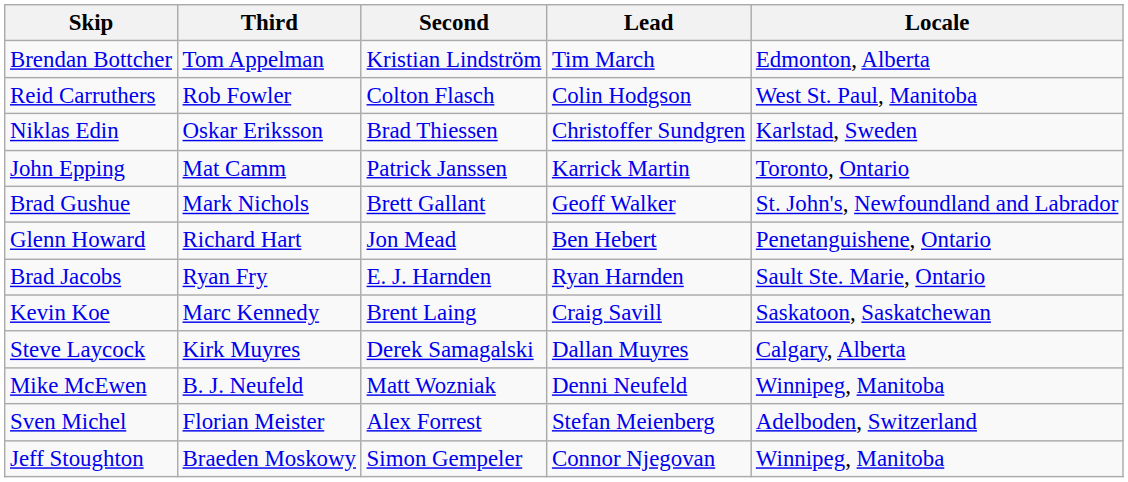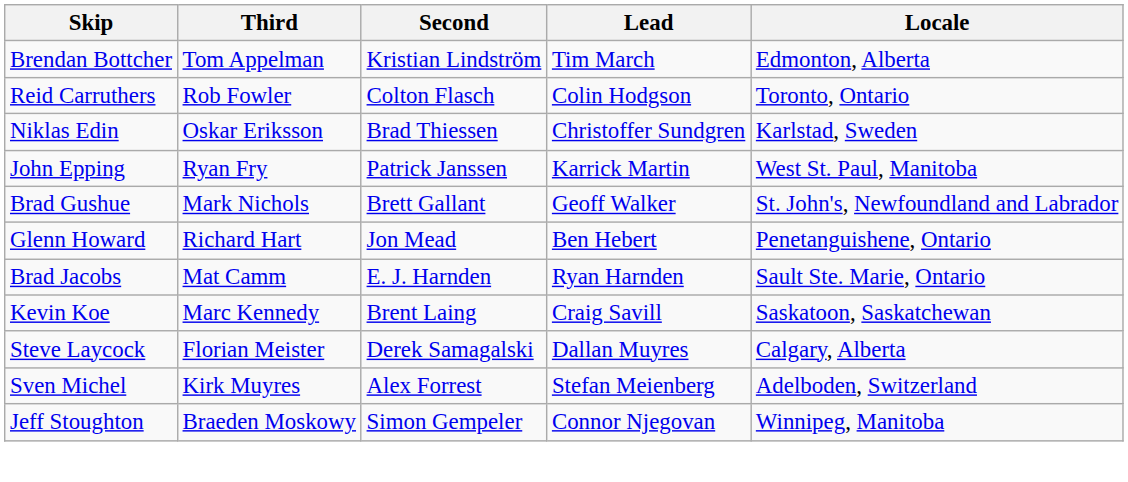(866, 95) West St. Paul, Manitoba -> (833, 95) Toronto, Ontario
(234, 167) Mat Camm -> (225, 167) Ryan Fry
(833, 167) Toronto, Ontario -> (866, 167) West St. Paul, Manitoba
(225, 276) Ryan Fry -> (234, 276) Mat Camm
(241, 349) Kirk Muyres -> (253, 349) Florian Meister
- row: (78, 385)
(253, 421) Florian Meister -> (241, 385) Kirk Muyres
